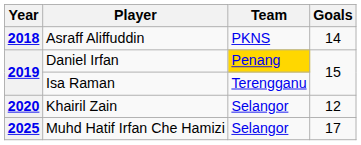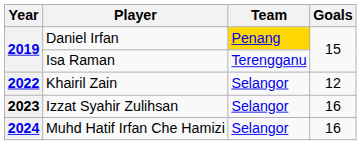- row: (95, 38)
(24, 106) 2020 -> (24, 83) 2022
+ row: (112, 106)
(24, 128) 2025 -> (24, 128) 2024
(333, 128) 17 -> (333, 128) 16
